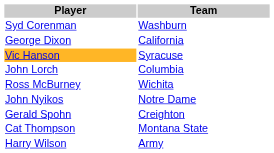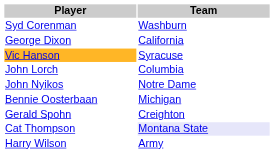- row: (43, 84)
+ row: (51, 99)
(173, 129) no background -> (173, 129) lavender background
